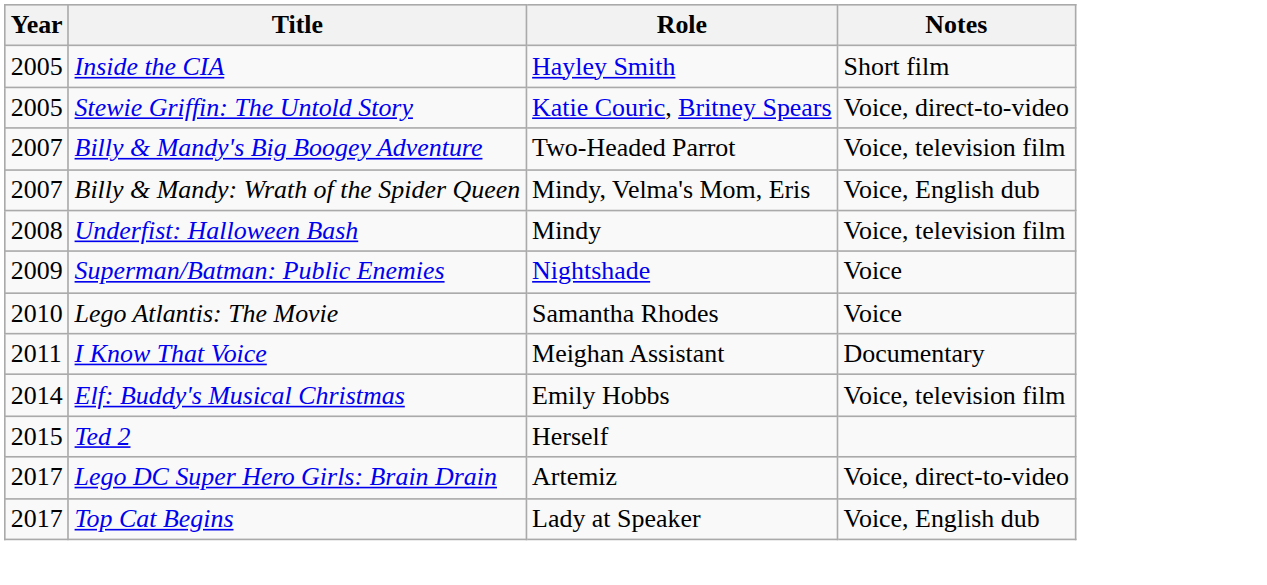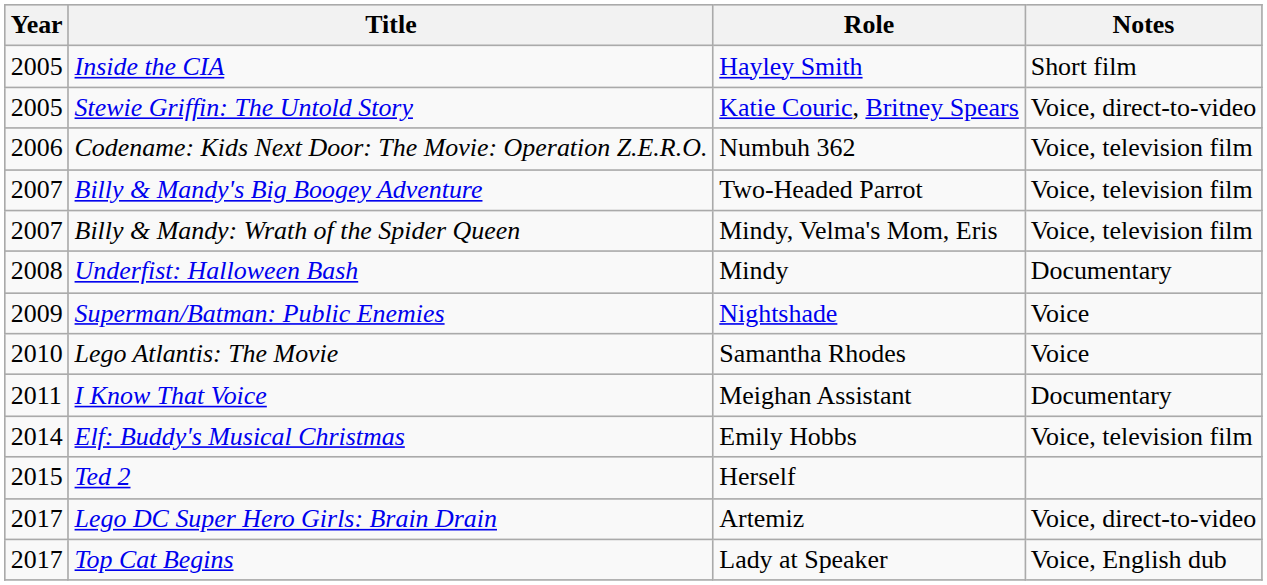+ row: (391, 148)
(942, 189) Voice, English dub -> (1142, 230) Voice, television film
(955, 230) Voice, television film -> (1101, 271) Documentary
